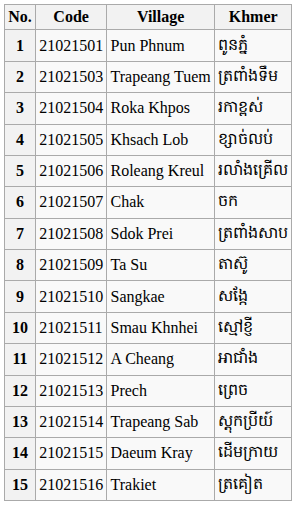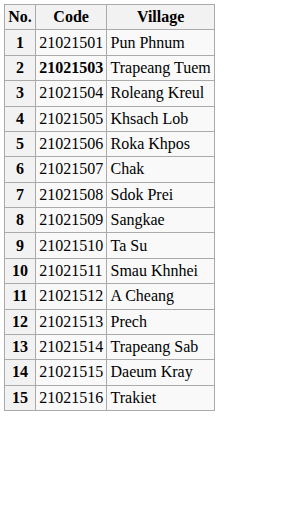- column: (253, 17)
(71, 76) normal -> (71, 67) bold
(150, 108) Roka Khpos -> (157, 93) Roleang Kreul
(157, 171) Roleang Kreul -> (150, 144) Roka Khpos
(129, 265) Ta Su -> (138, 220) Sangkae
(138, 296) Sangkae -> (129, 245) Ta Su
